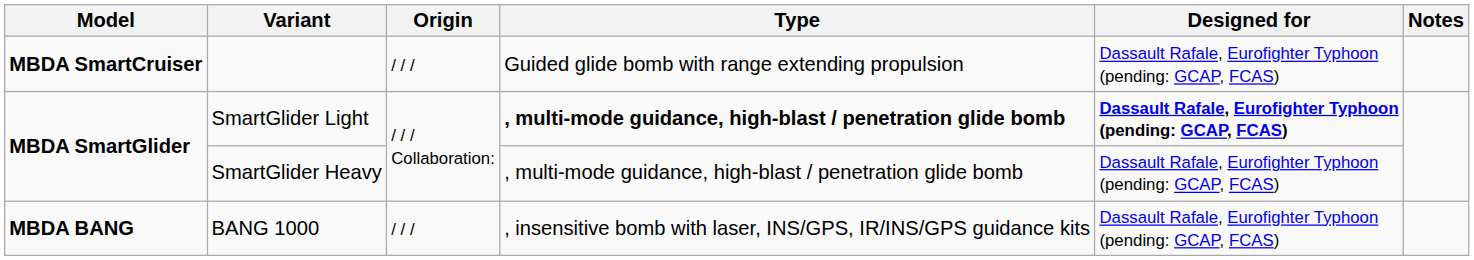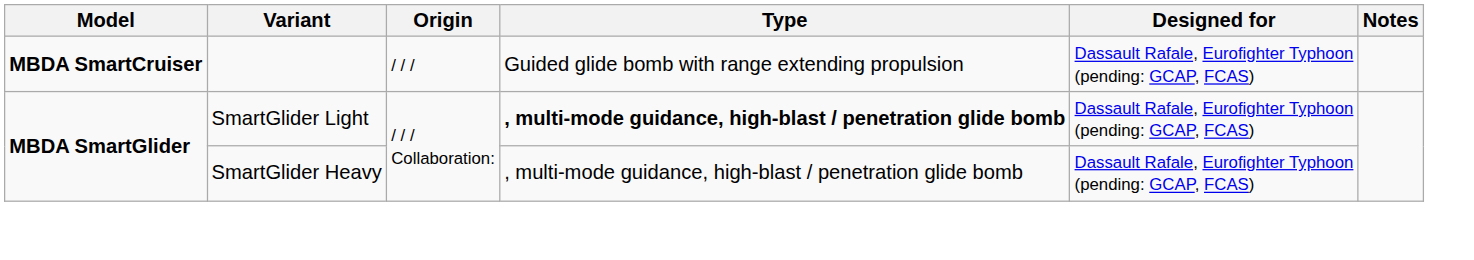(1249, 118) bold -> (1214, 119) normal
- row: (265, 227)
